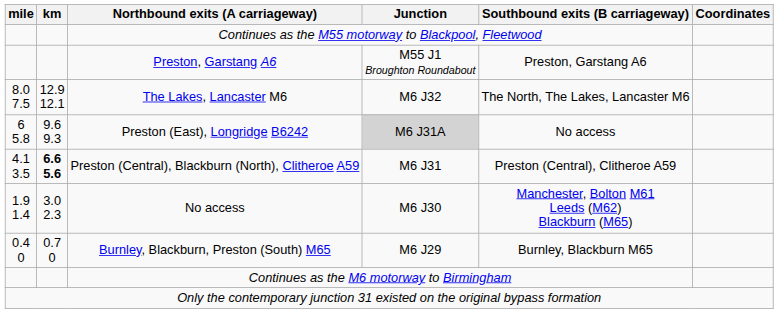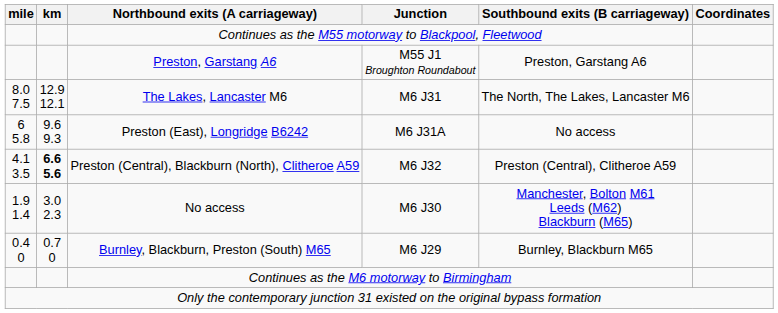(420, 97) M6 J32 -> (420, 97) M6 J31
(420, 131) lightgrey background -> (420, 131) no background
(420, 166) M6 J31 -> (420, 166) M6 J32
